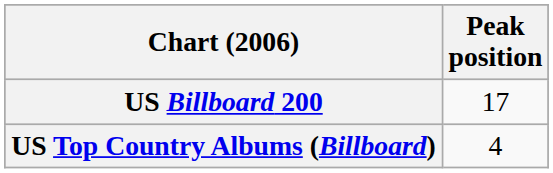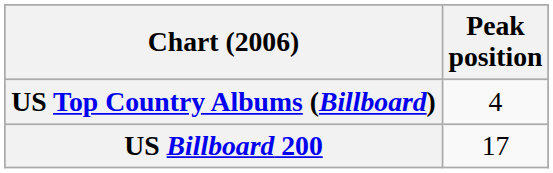rows swapped: (224, 101) <-> (224, 145)
